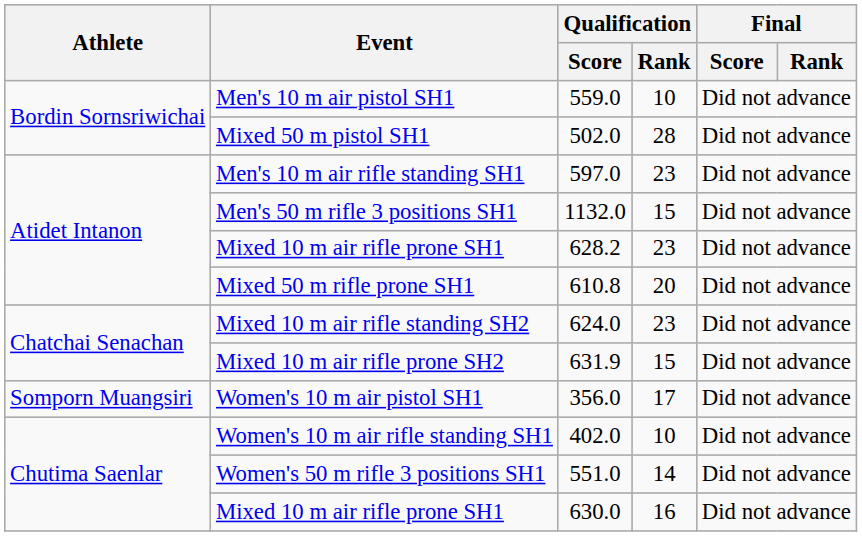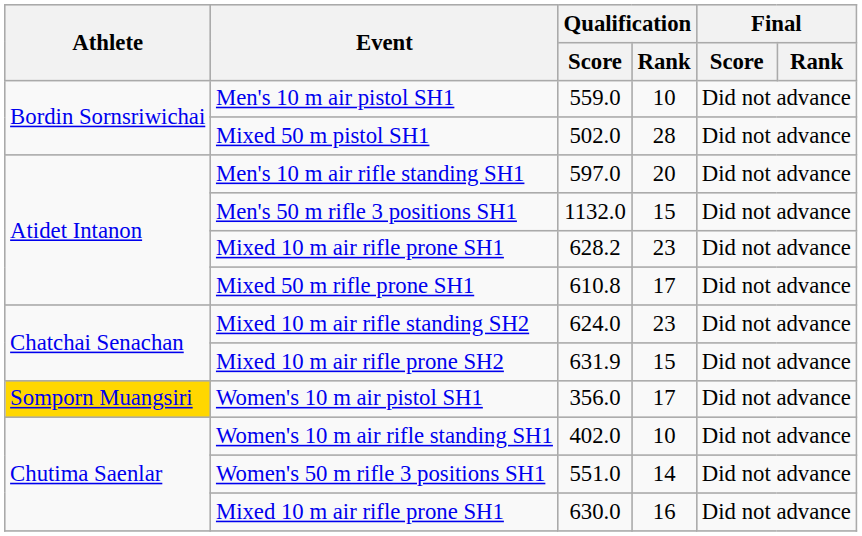(664, 173) 23 -> (664, 173) 20
(664, 286) 20 -> (664, 286) 17
(101, 398) no background -> (101, 398) gold background
